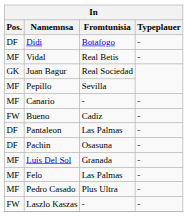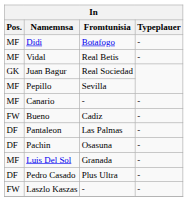(12, 42) DF -> (13, 42) MF
- row: (34, 174)
(13, 189) MF -> (12, 174) DF
